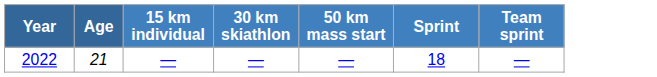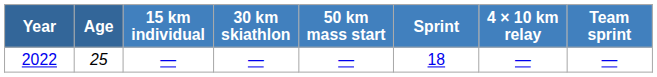+ column: (523, 26)
(99, 60) 21 -> (99, 60) 25
